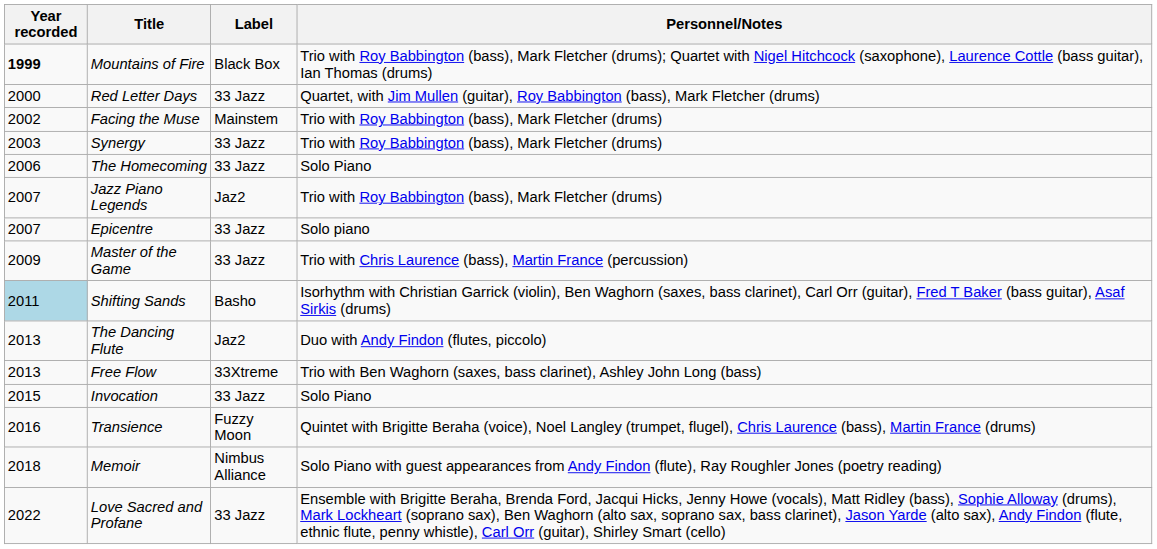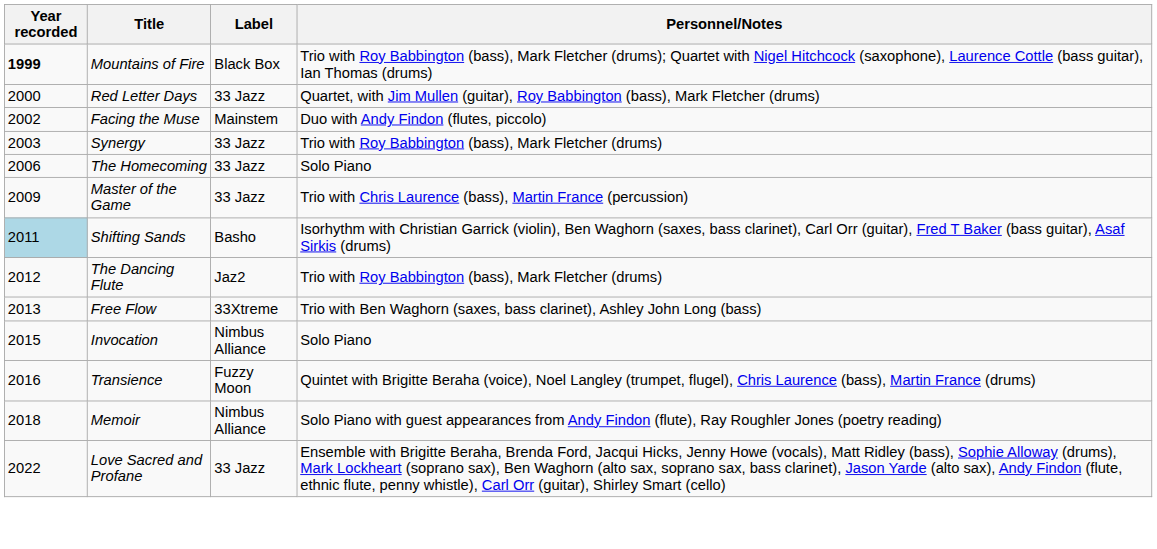(481, 119) Trio with Roy Babbington (bass), Mark Fletcher (drums) -> (423, 119) Duo with Andy Findon (flutes, piccolo)
- row: (127, 197)
- row: (122, 229)
(24, 340) 2013 -> (24, 277) 2012
(423, 340) Duo with Andy Findon (flutes, piccolo) -> (481, 277) Trio with Roy Babbington (bass), Mark Fletcher (drums)
(240, 395) 33 Jazz -> (240, 340) Nimbus Alliance
